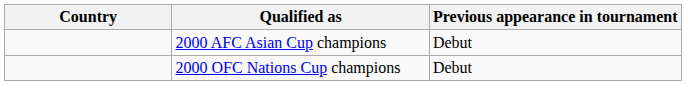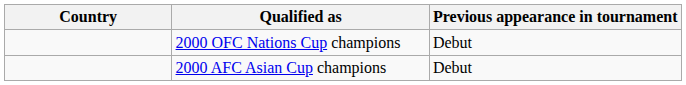rows swapped: (281, 42) <-> (288, 67)
